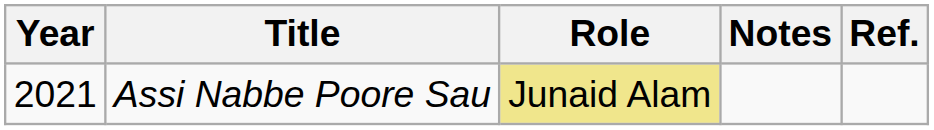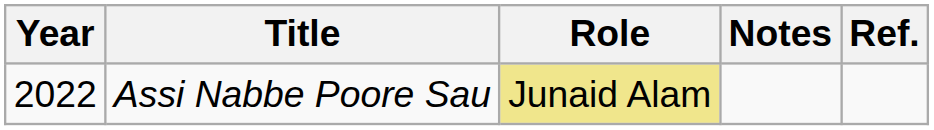(55, 93) 2021 -> (55, 93) 2022
